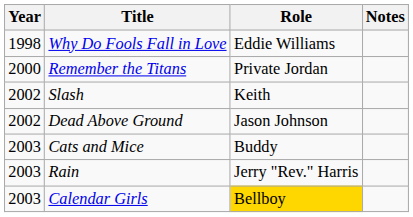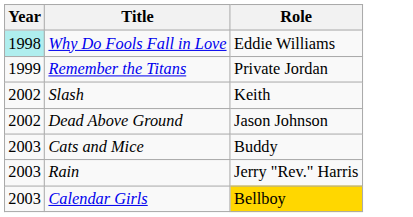- column: (385, 17)
(25, 43) no background -> (25, 43) paleturquoise background
(25, 69) 2000 -> (25, 69) 1999
